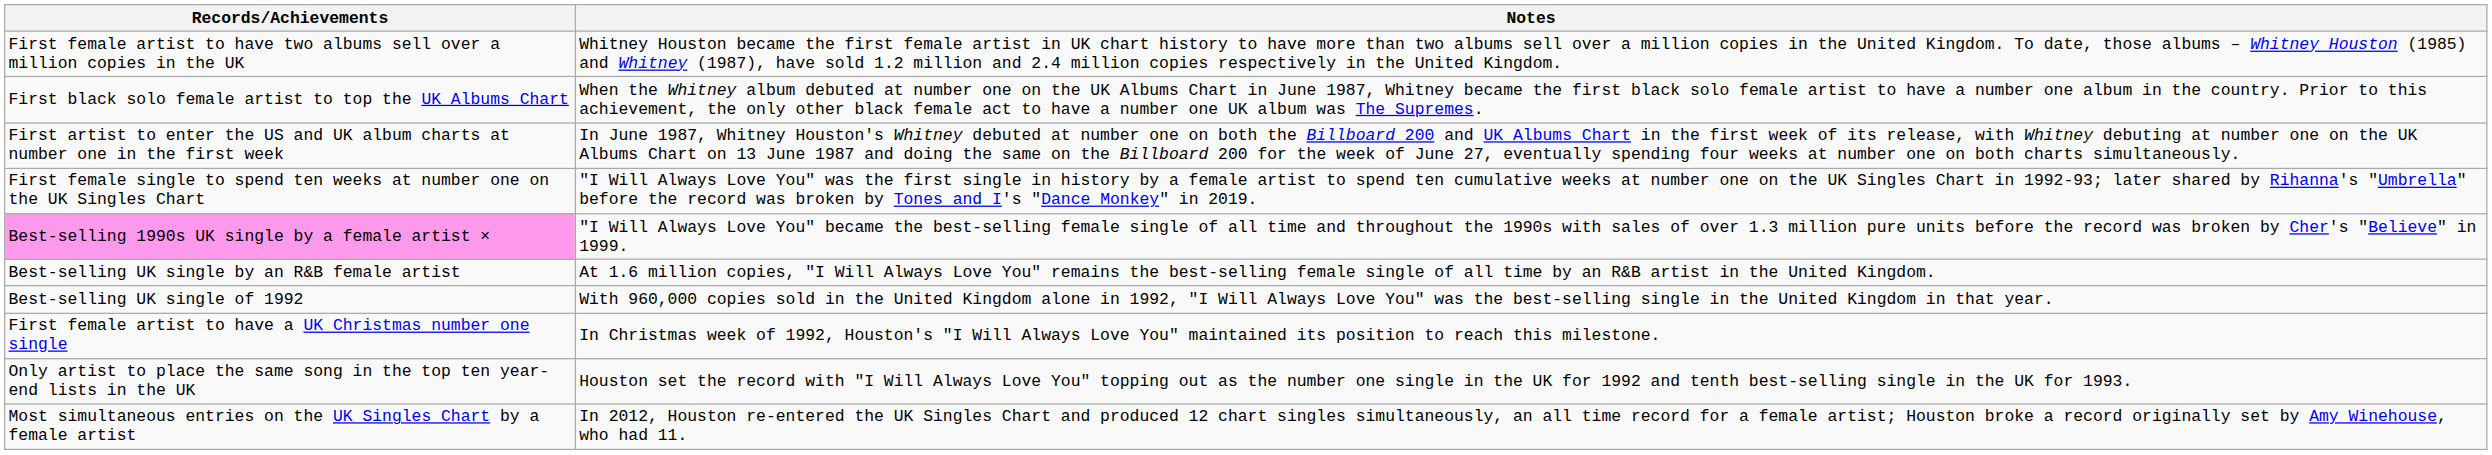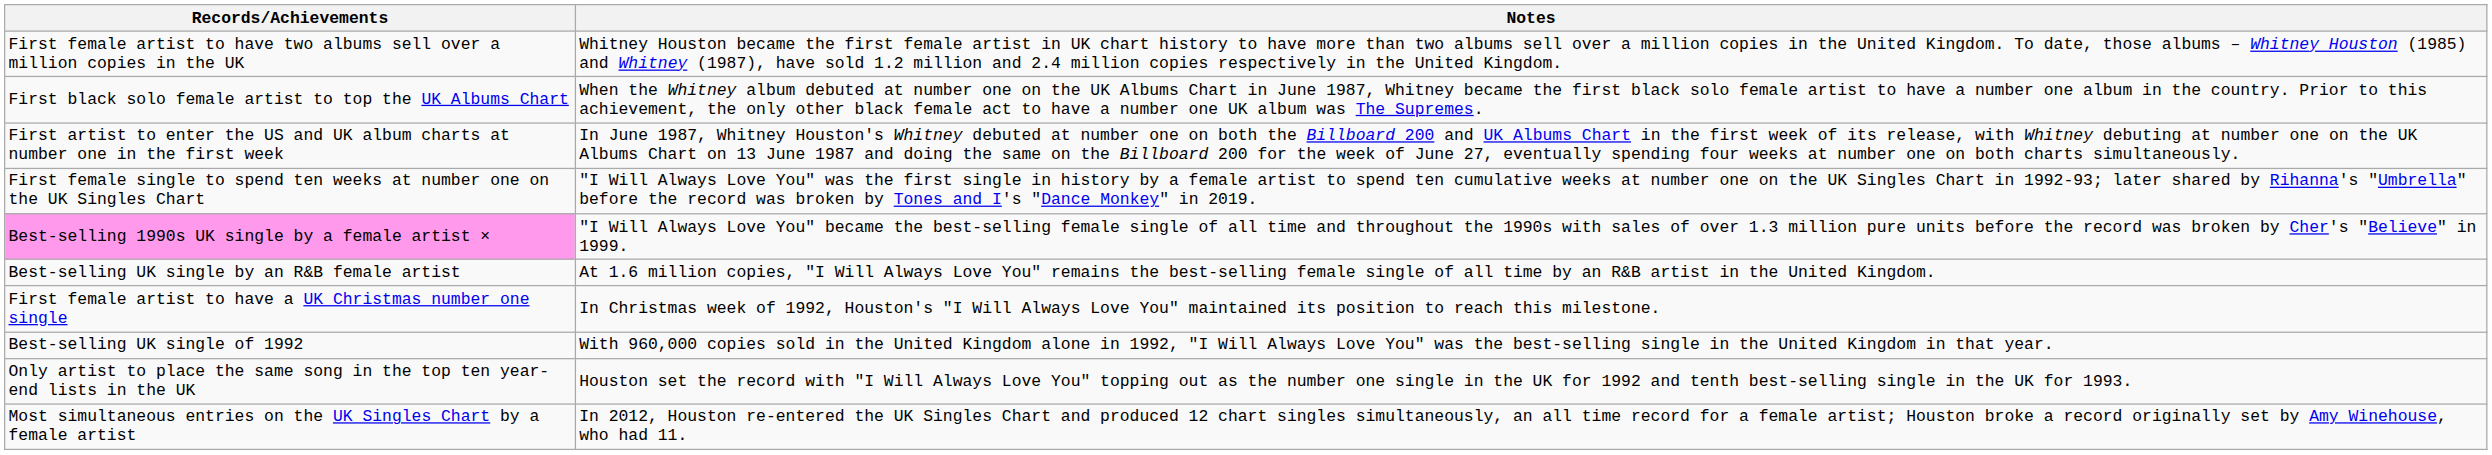rows swapped: (156, 299) <-> (269, 335)
